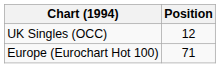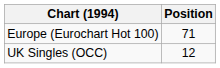rows swapped: (83, 53) <-> (57, 33)
